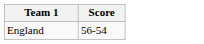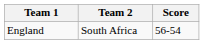+ column: (115, 13)
